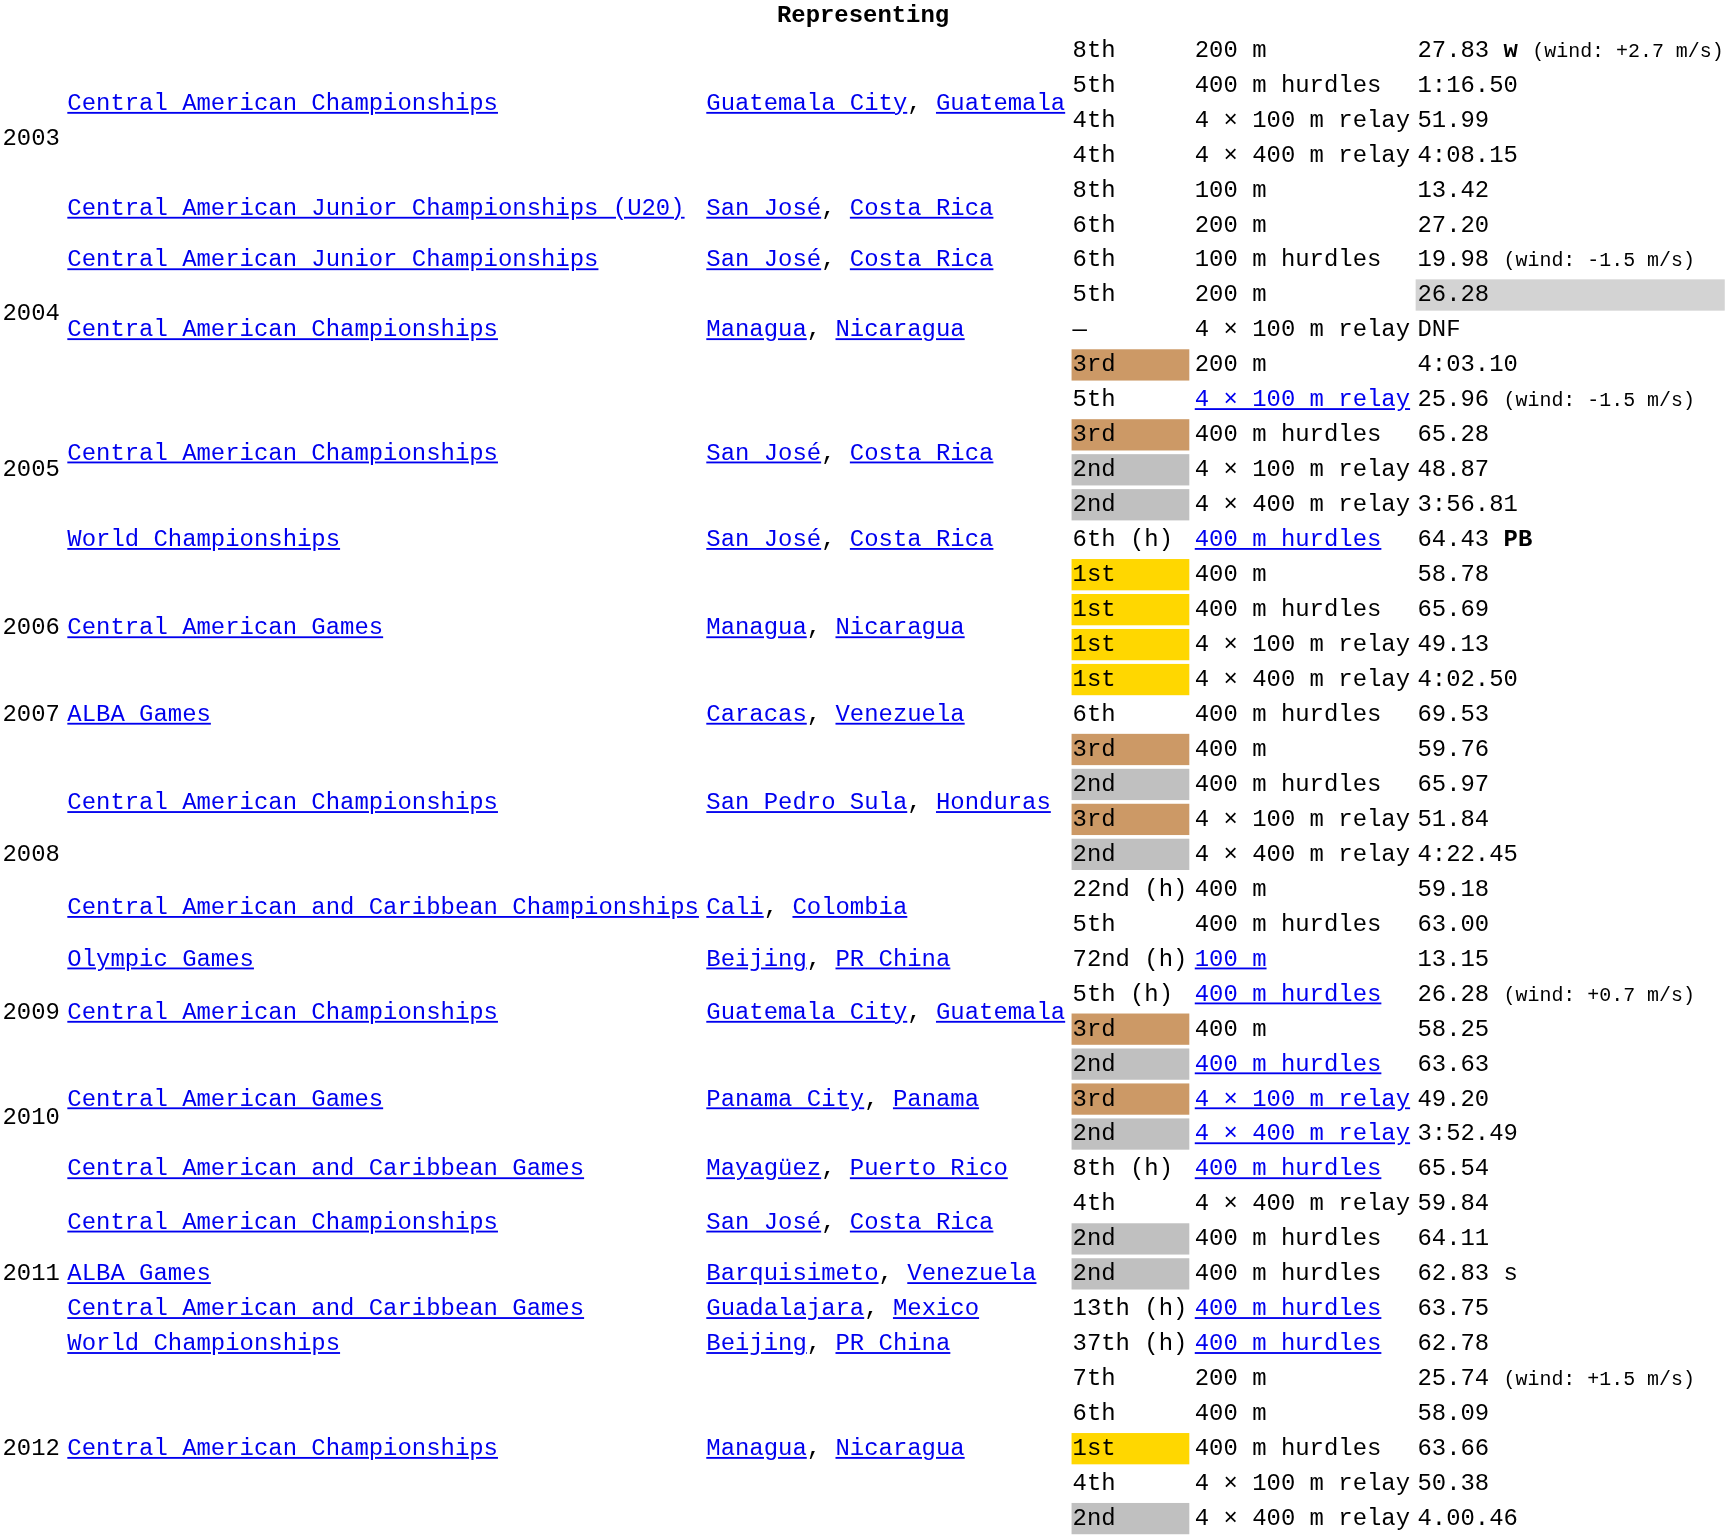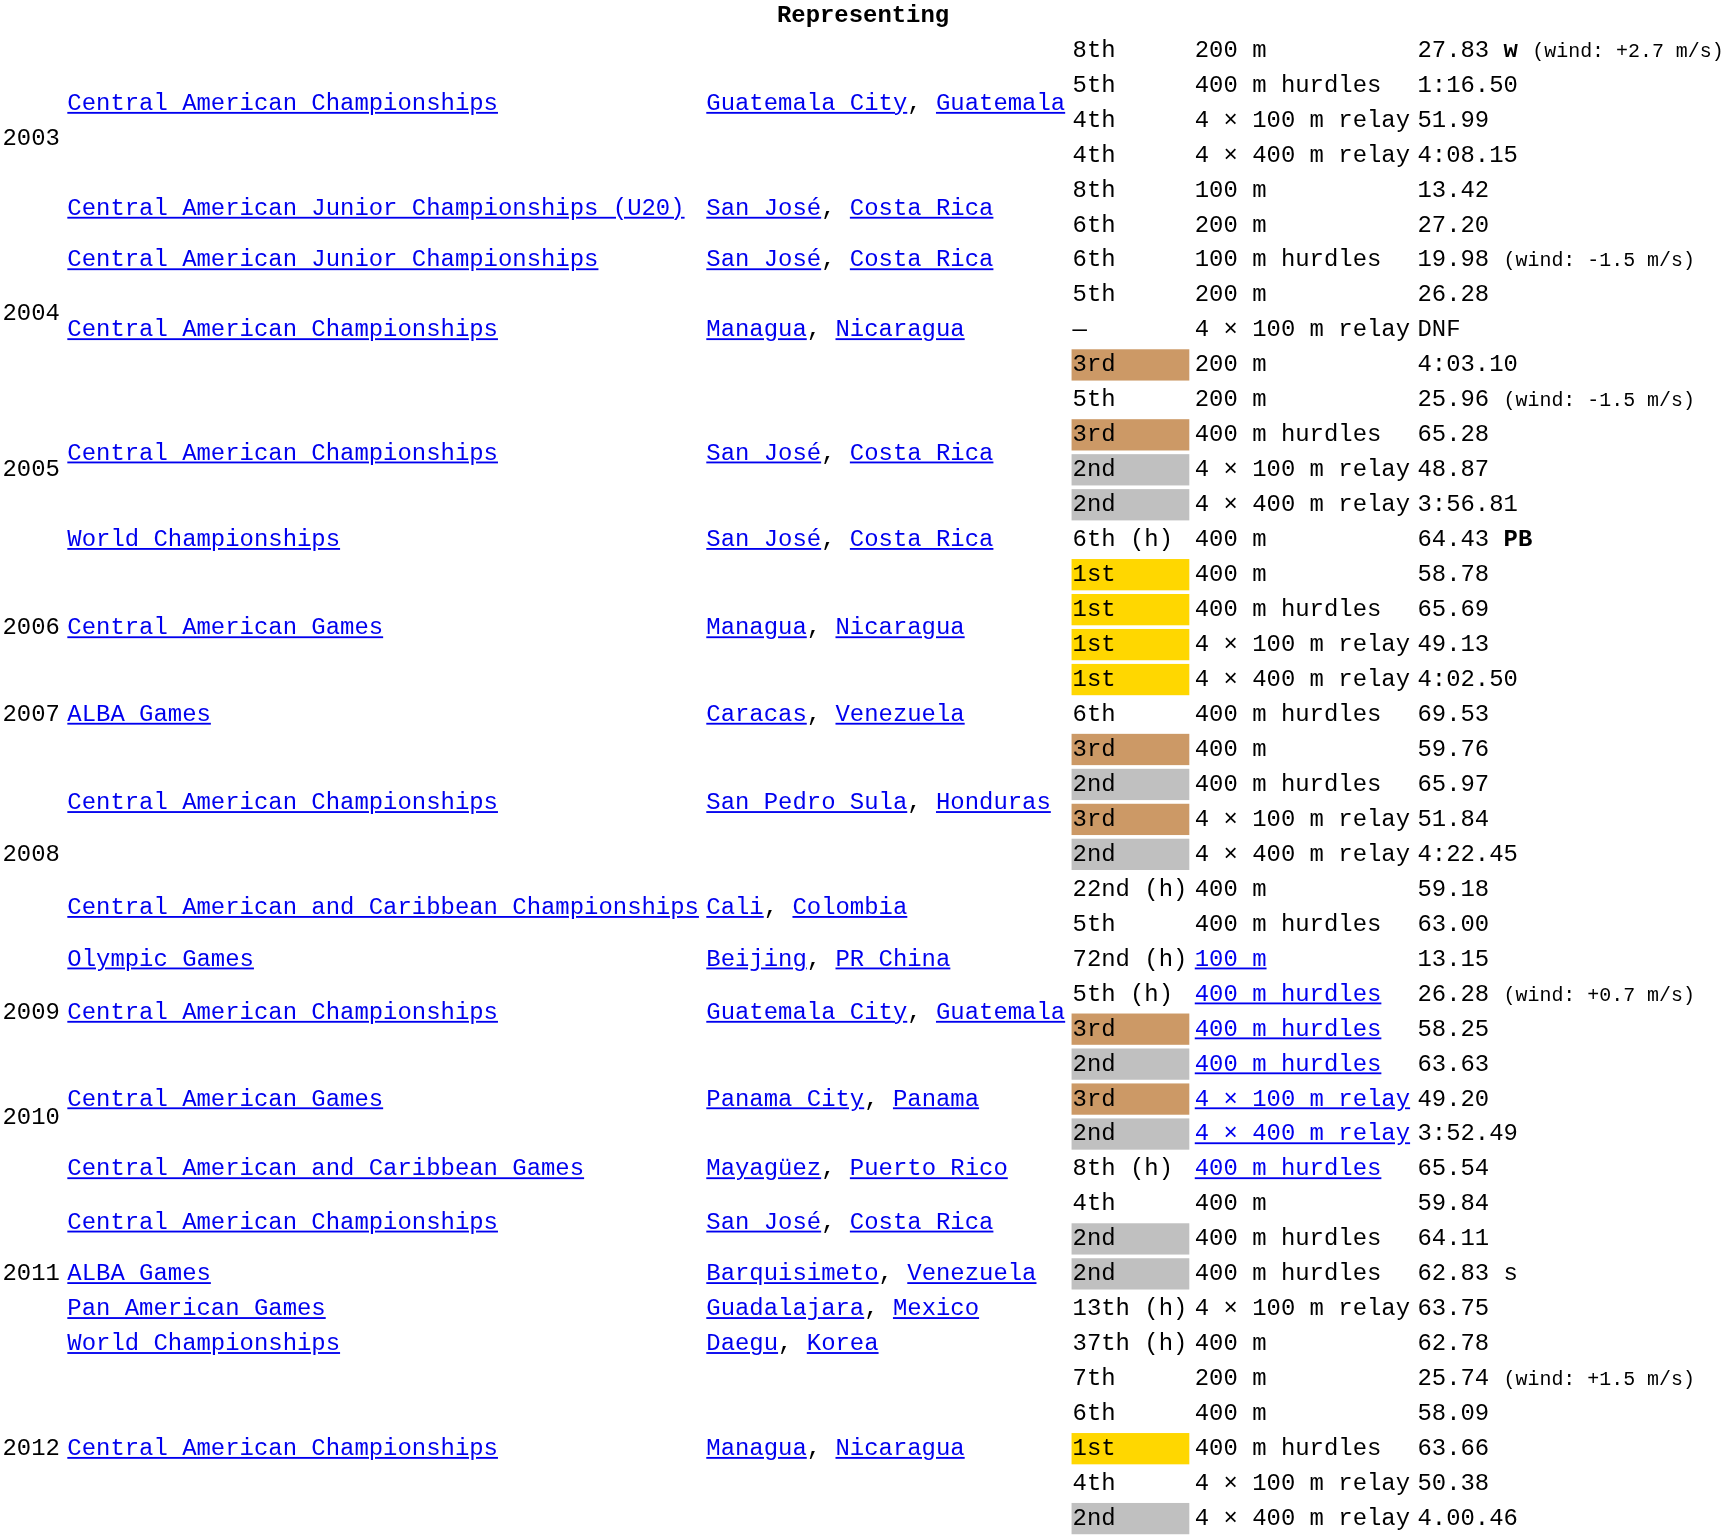(1453, 295) lightgrey background -> (1453, 295) no background
(1302, 400) 4 × 100 m relay -> (1231, 400) 200 m
(1288, 540) 400 m hurdles -> (1231, 540) 400 m
(1231, 1029) 400 m -> (1288, 1029) 400 m hurdles
(1302, 1204) 4 × 400 m relay -> (1231, 1204) 400 m
(326, 1309) Central American and Caribbean Games -> (197, 1309) Pan American Games
(1288, 1309) 400 m hurdles -> (1302, 1309) 4 × 100 m relay
(828, 1344) Beijing, PR China -> (792, 1344) Daegu, Korea
(1288, 1344) 400 m hurdles -> (1231, 1344) 400 m
